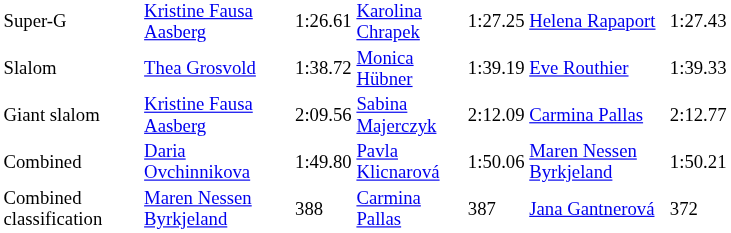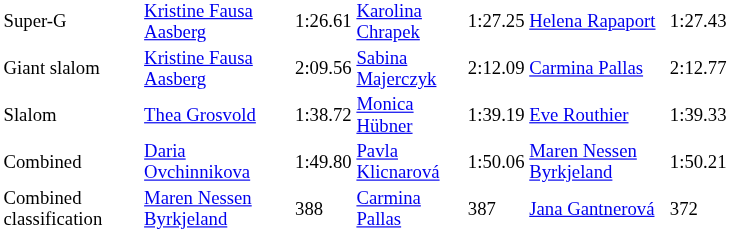rows swapped: (52, 115) <-> (30, 68)
